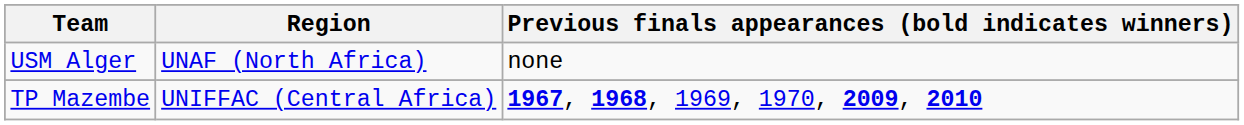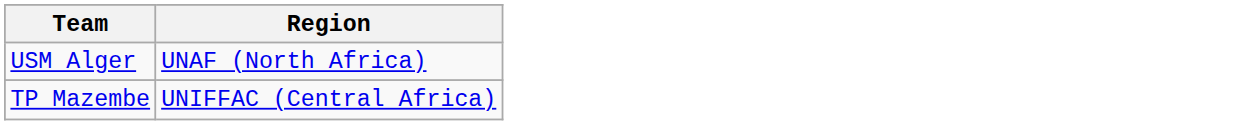- column: (870, 24)
